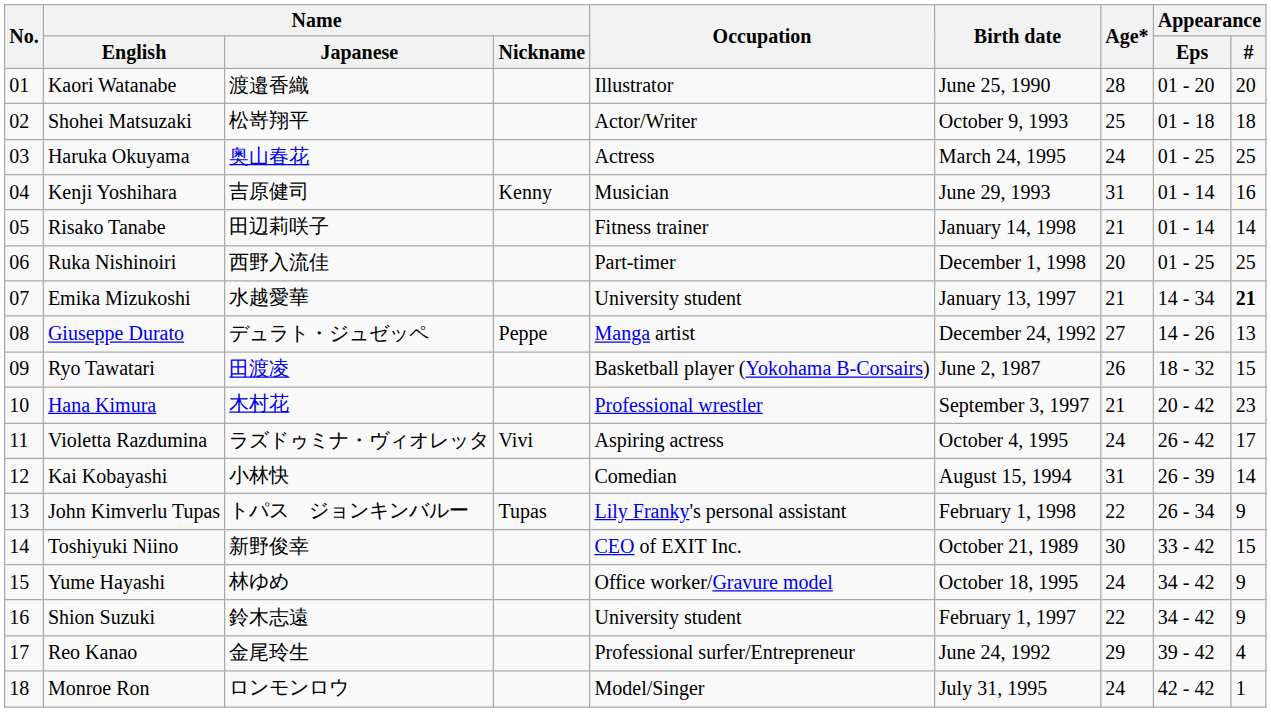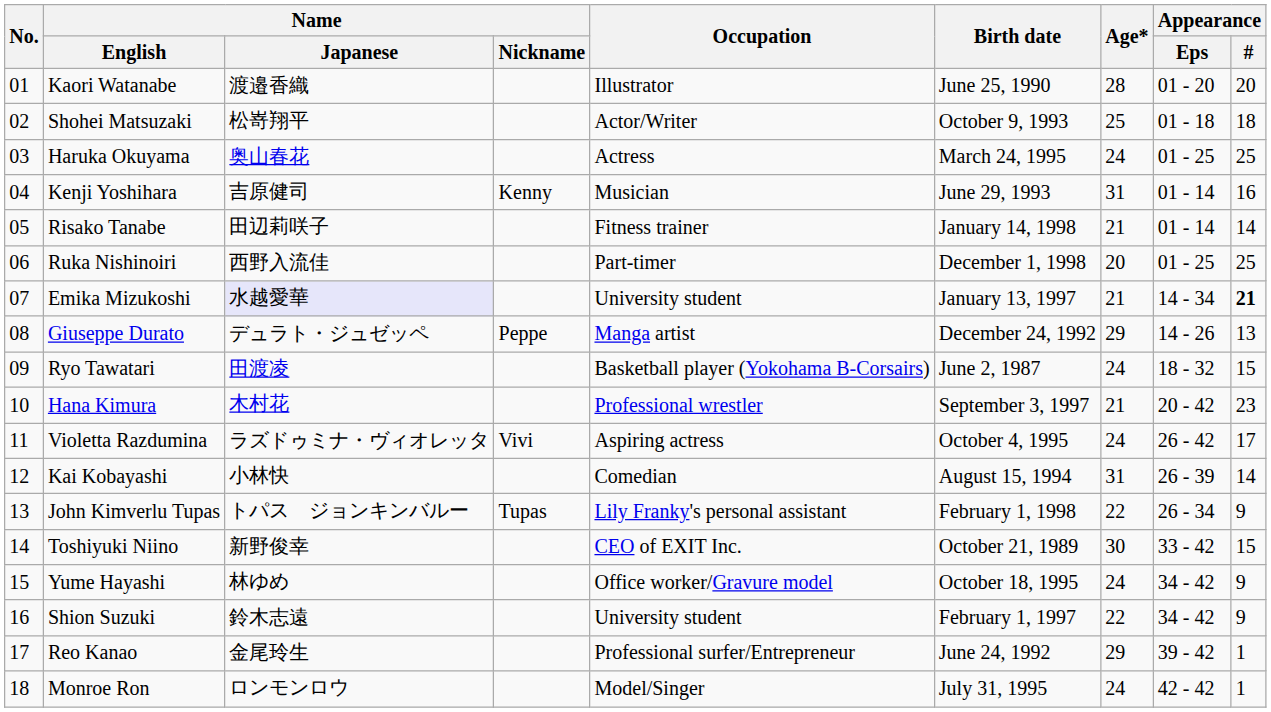(269, 297) no background -> (269, 297) lavender background
(1115, 333) 27 -> (1115, 333) 29
(1115, 369) 26 -> (1115, 369) 24
(1241, 653) 4 -> (1241, 653) 1
